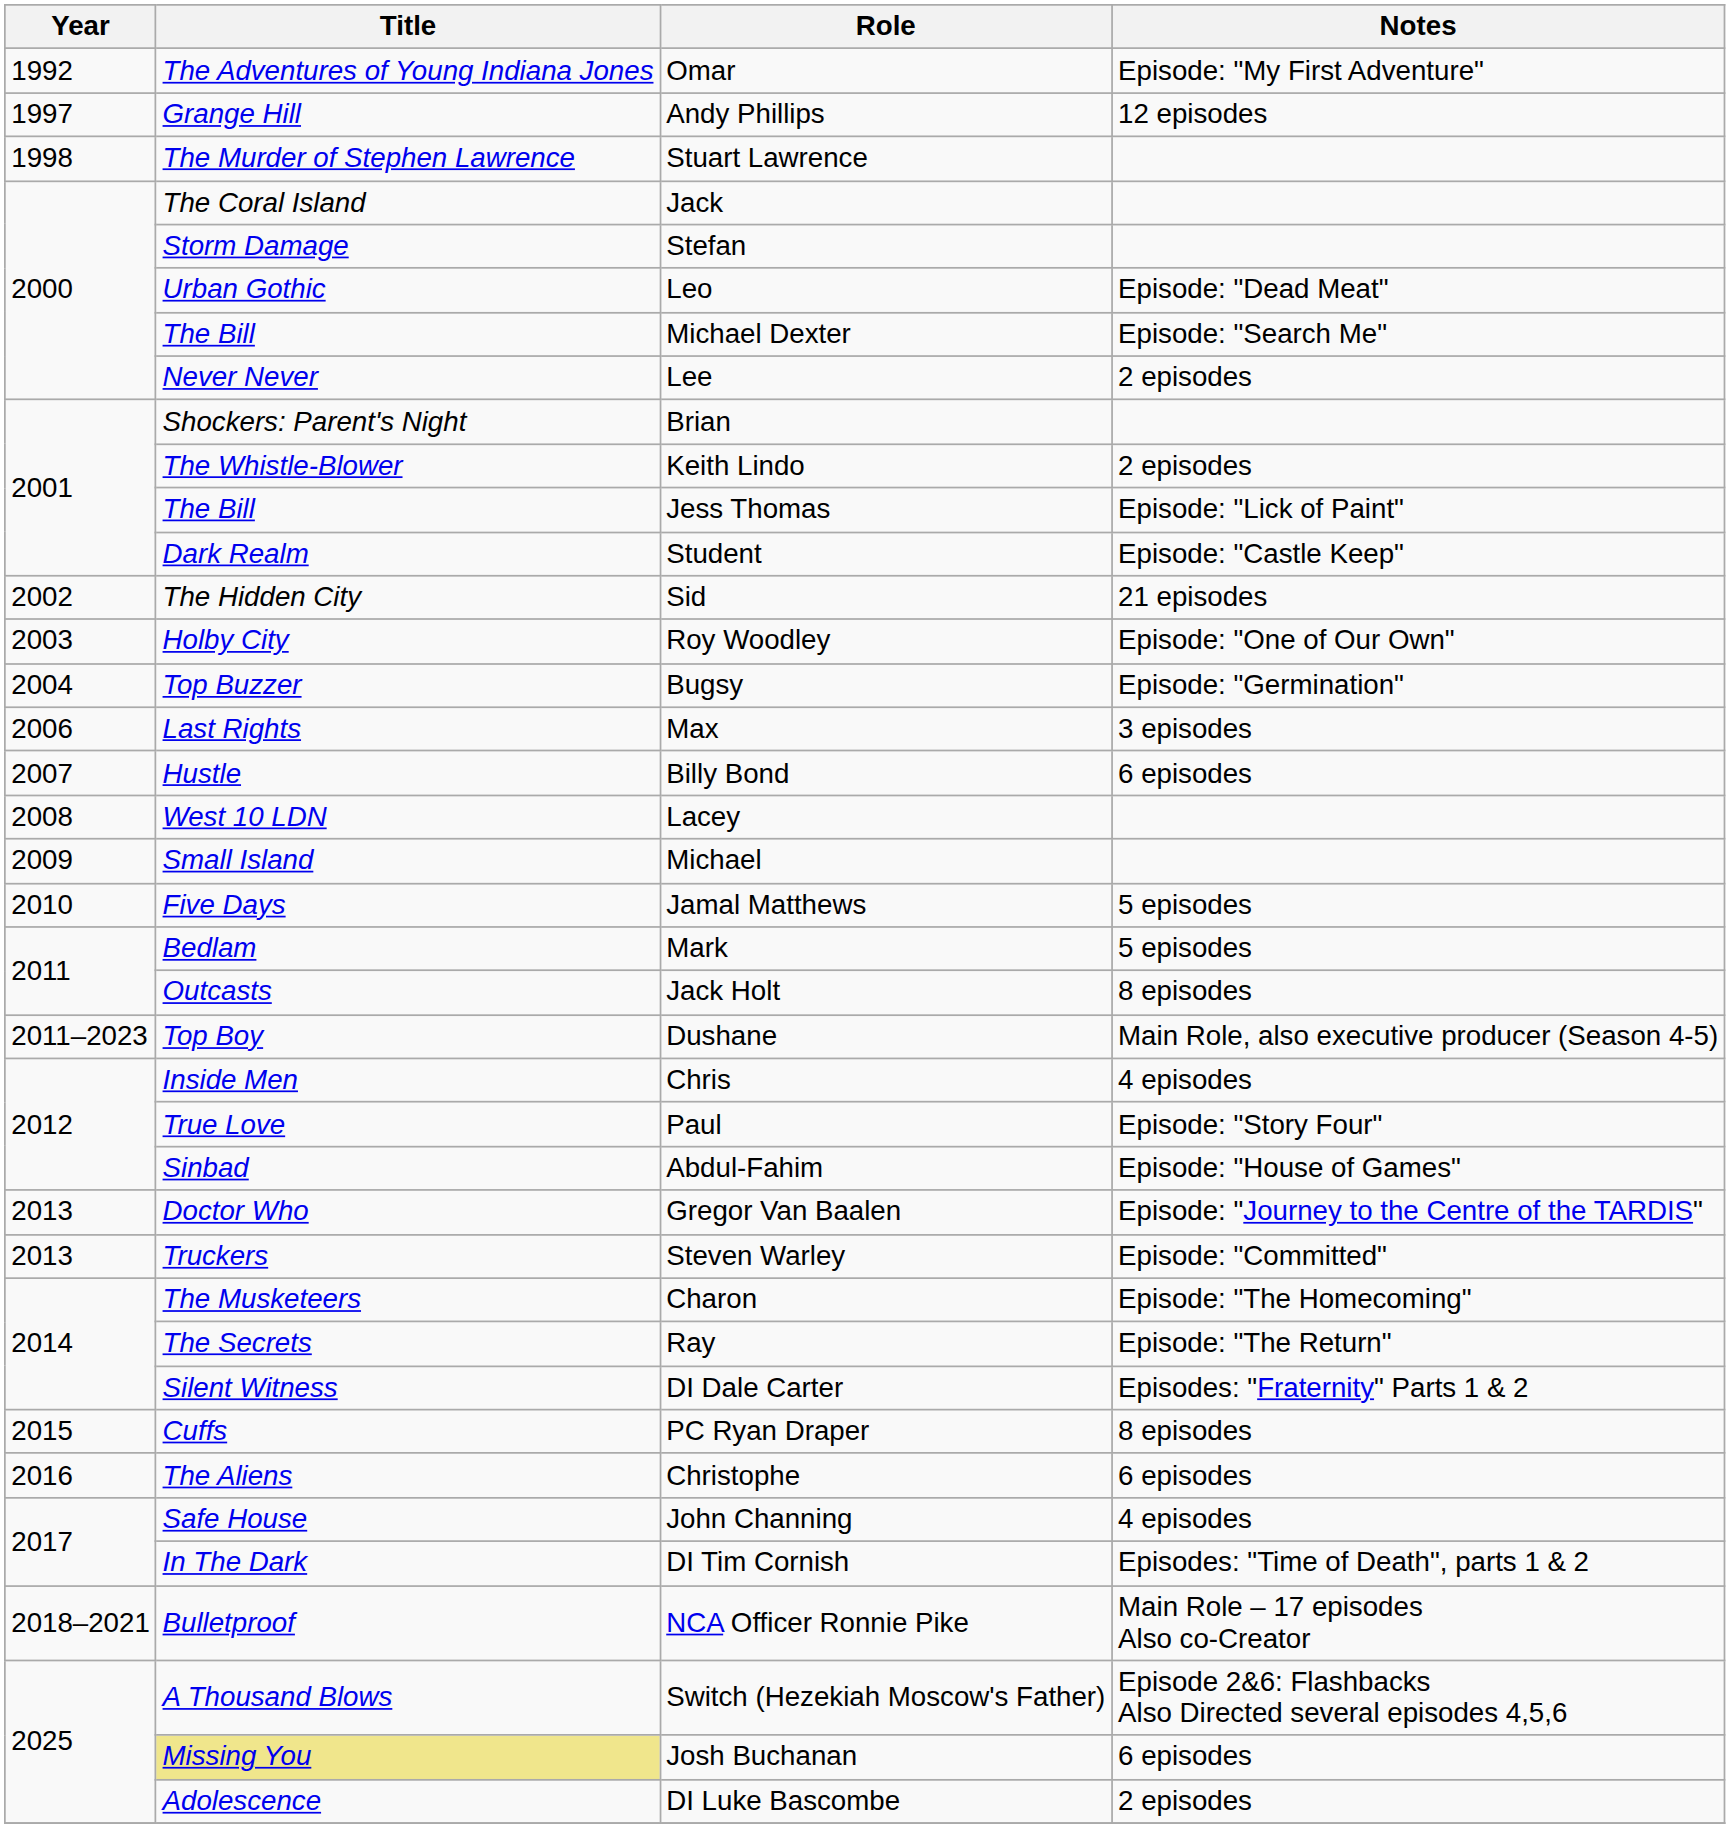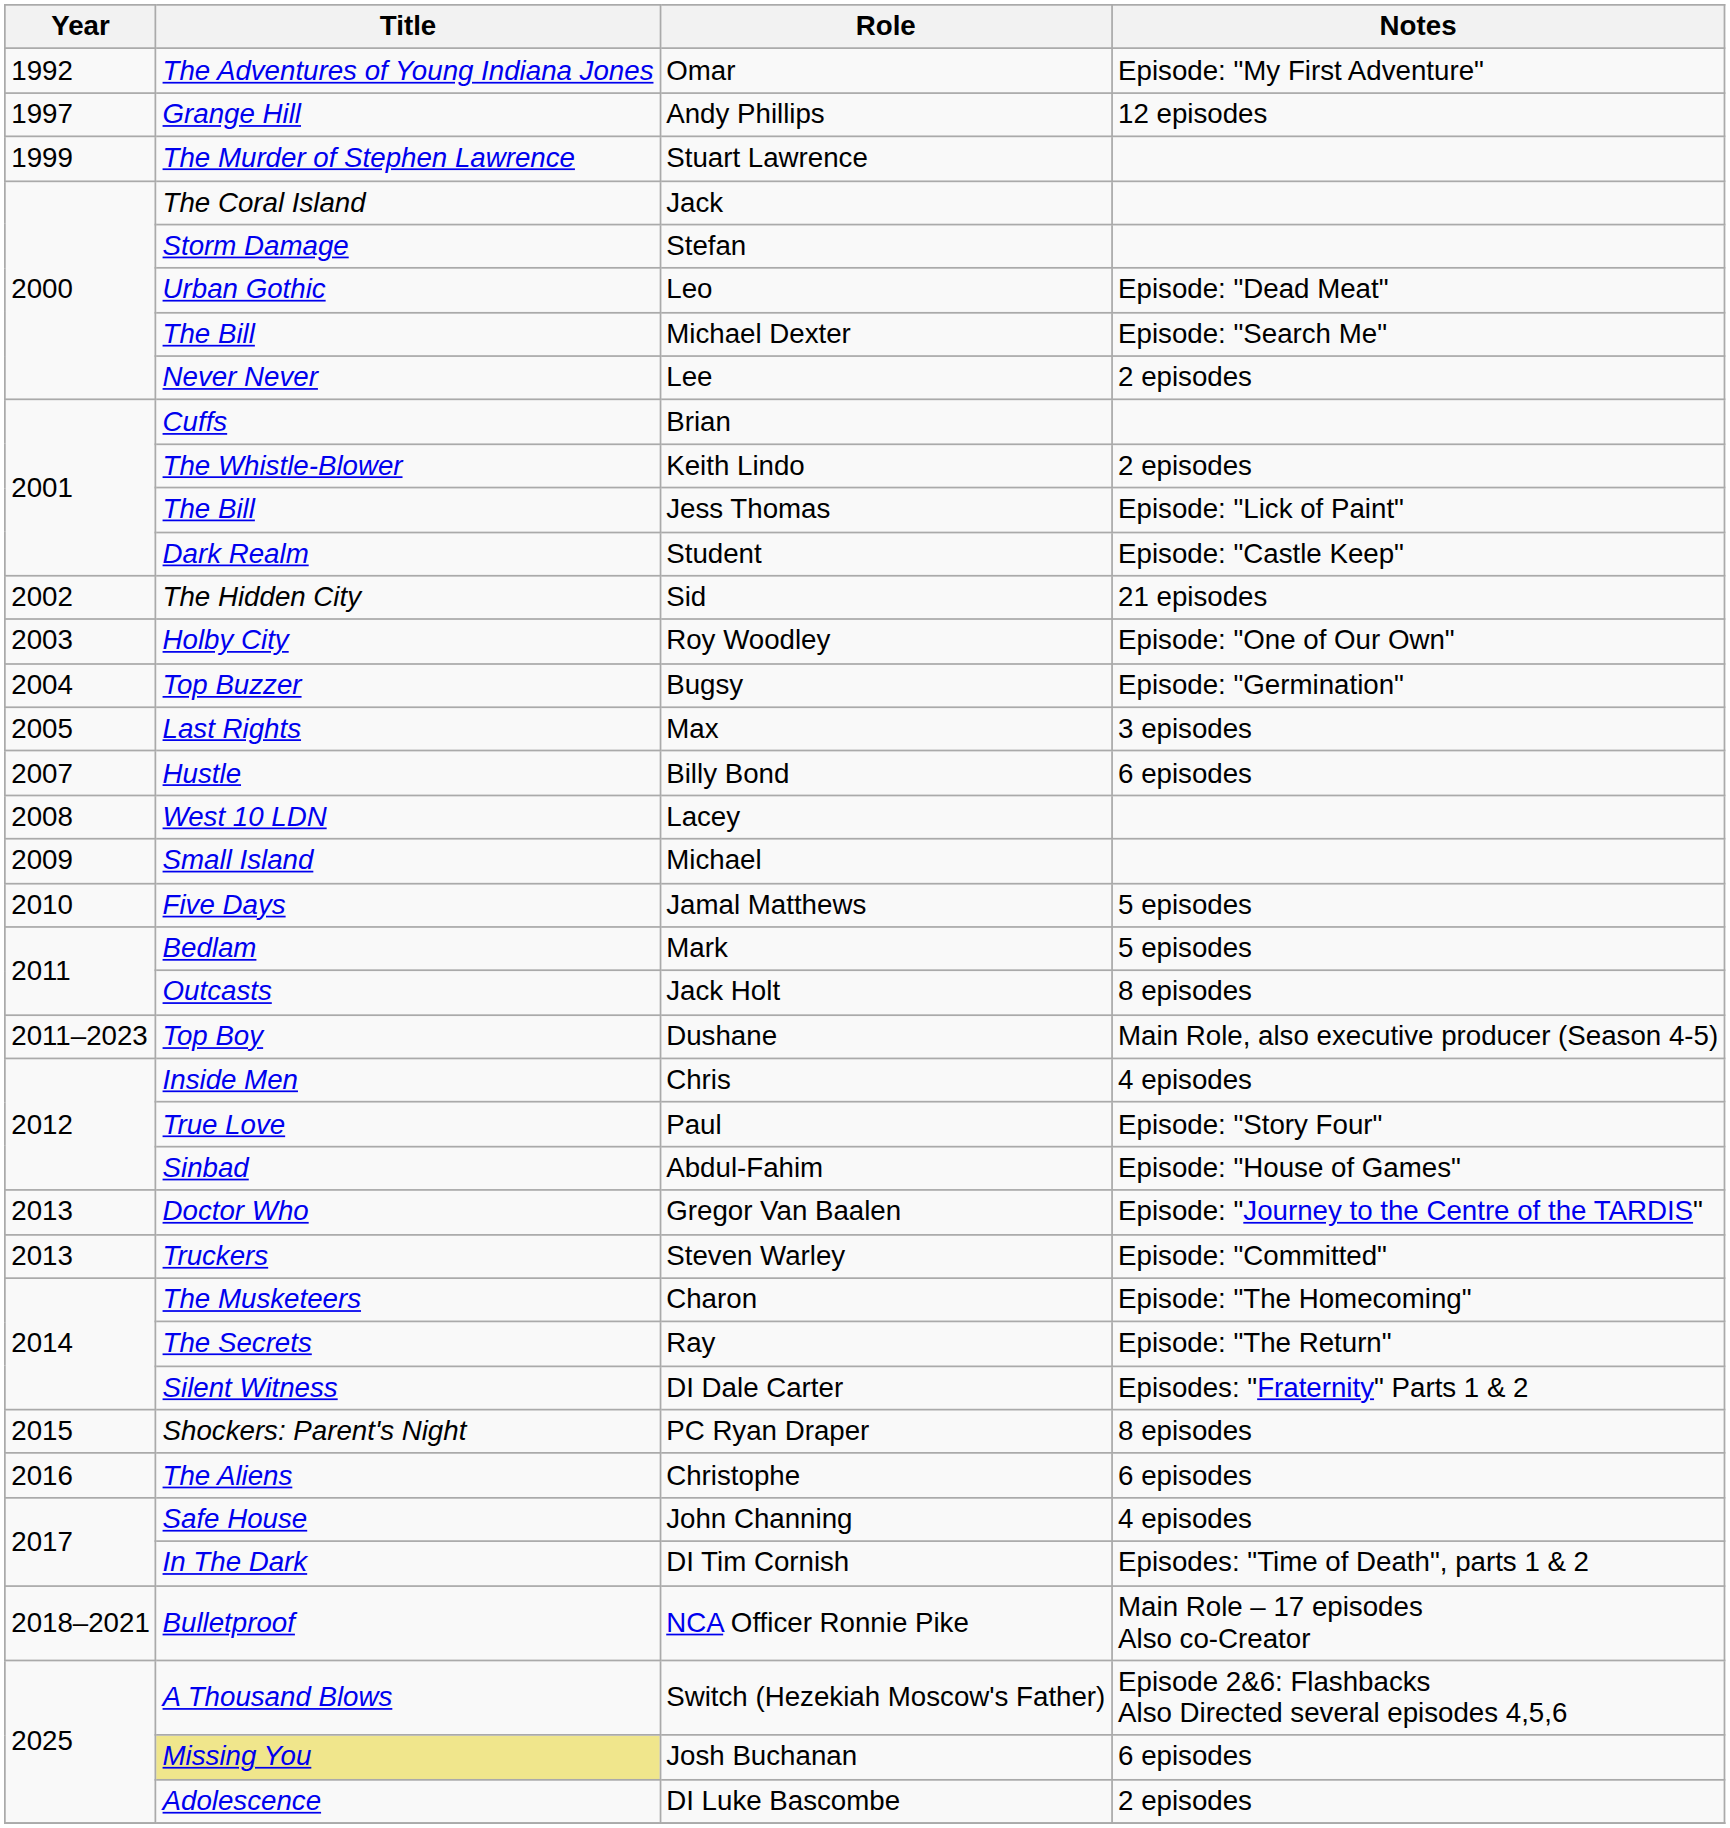(42, 158) 1998 -> (42, 158) 1999
(314, 421) Shockers: Parent's Night -> (195, 421) Cuffs
(42, 728) 2006 -> (42, 728) 2005
(195, 1431) Cuffs -> (314, 1431) Shockers: Parent's Night
